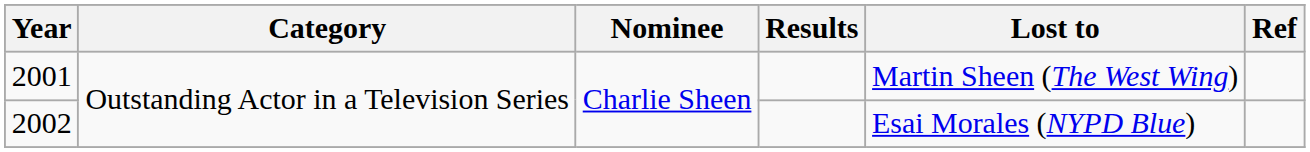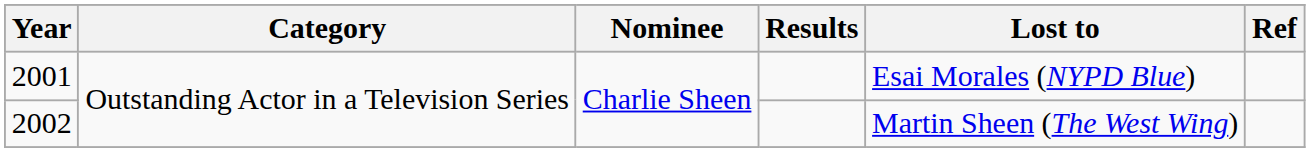(1055, 75) Martin Sheen (The West Wing) -> (1034, 75) Esai Morales (NYPD Blue)
(1034, 123) Esai Morales (NYPD Blue) -> (1055, 123) Martin Sheen (The West Wing)
